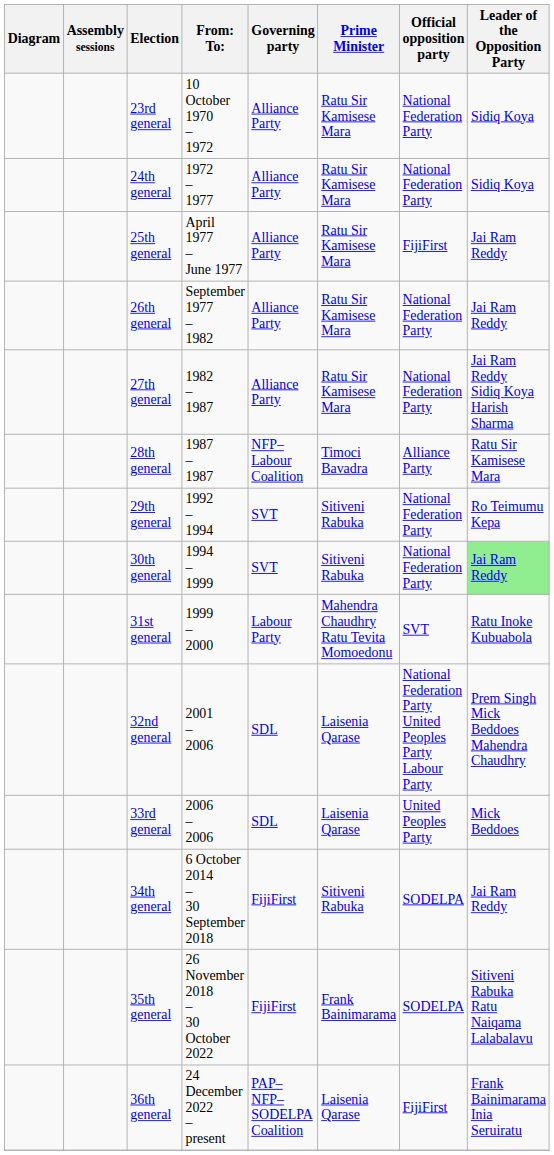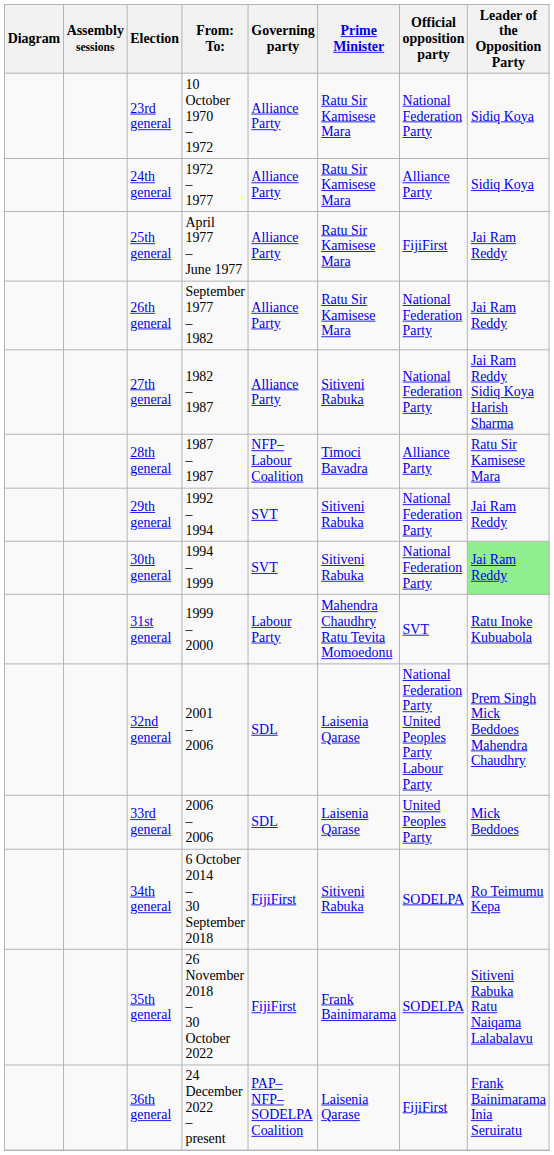(432, 184) National Federation Party -> (426, 184) Alliance Party
(348, 392) Ratu Sir Kamisese Mara -> (343, 392) Sitiveni Rabuka
(507, 514) Ro Teimumu Kepa -> (494, 514) Jai Ram Reddy
(494, 899) Jai Ram Reddy -> (507, 899) Ro Teimumu Kepa
